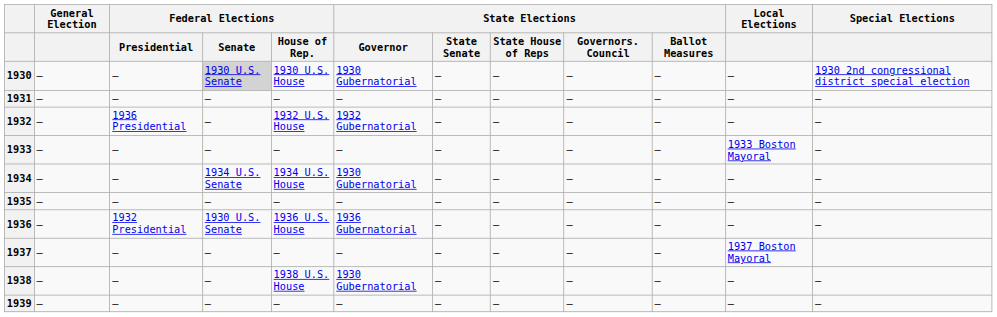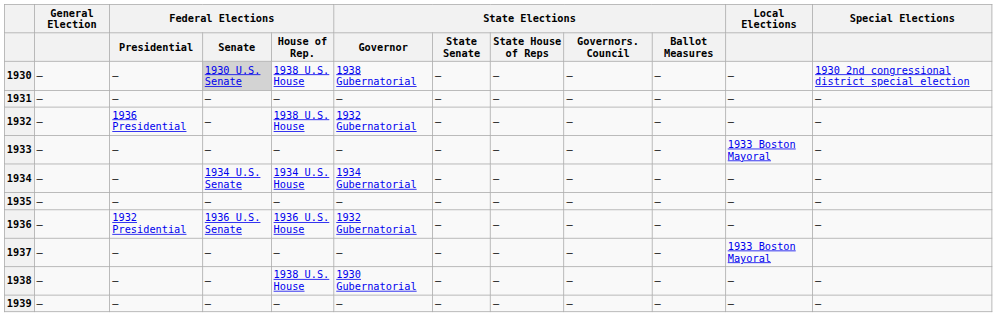(301, 76) 1930 U.S. House -> (301, 76) 1938 U.S. House
(376, 76) 1930 Gubernatorial -> (376, 76) 1938 Gubernatorial
(301, 121) 1932 U.S. House -> (301, 121) 1938 U.S. House
(376, 178) 1930 Gubernatorial -> (376, 178) 1934 Gubernatorial
(233, 224) 1930 U.S. Senate -> (233, 224) 1936 U.S. Senate
(376, 224) 1936 Gubernatorial -> (376, 224) 1932 Gubernatorial
(762, 252) 1937 Boston Mayoral -> (762, 252) 1933 Boston Mayoral
